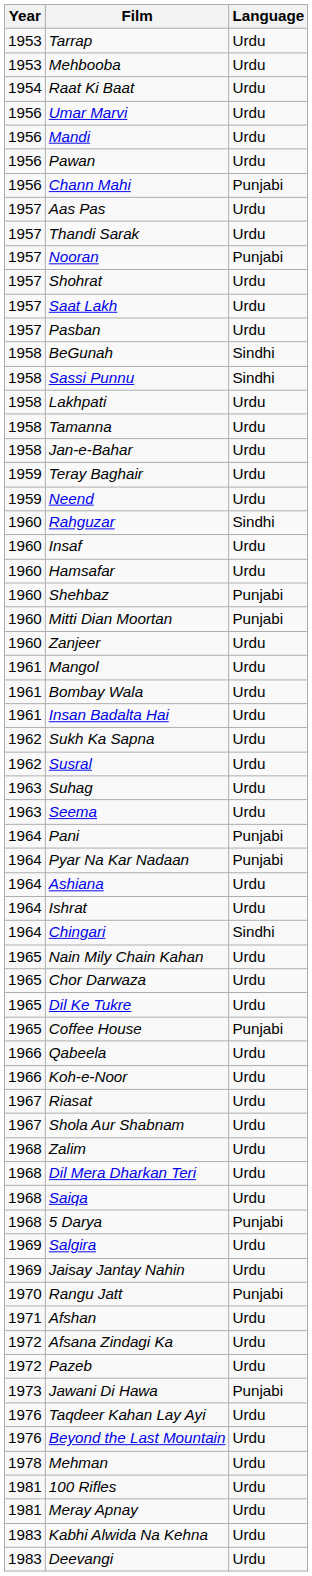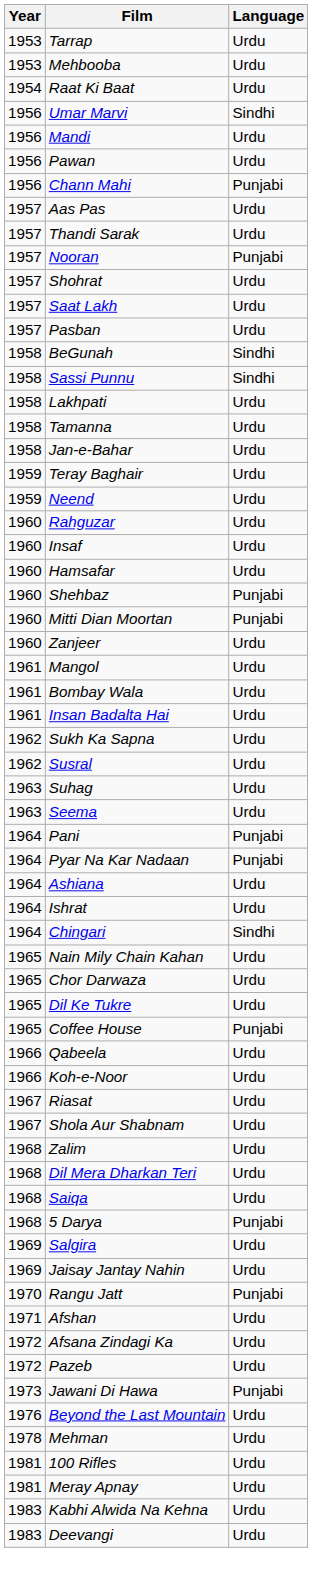(249, 112) Urdu -> (254, 112) Sindhi
(254, 522) Sindhi -> (249, 522) Urdu
- row: (127, 1414)
